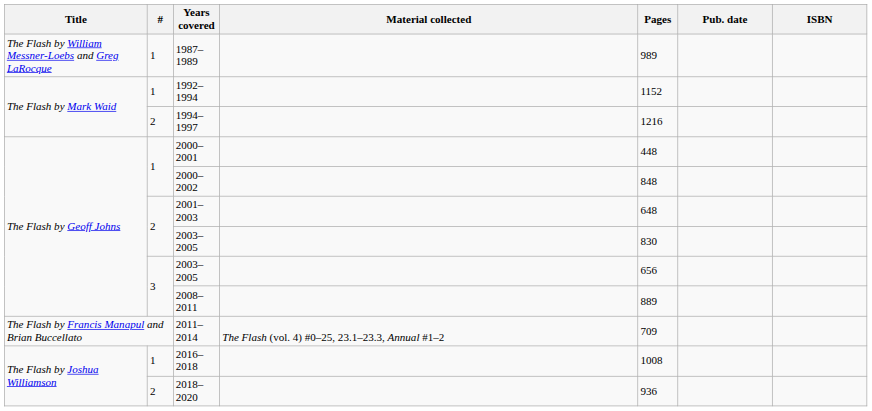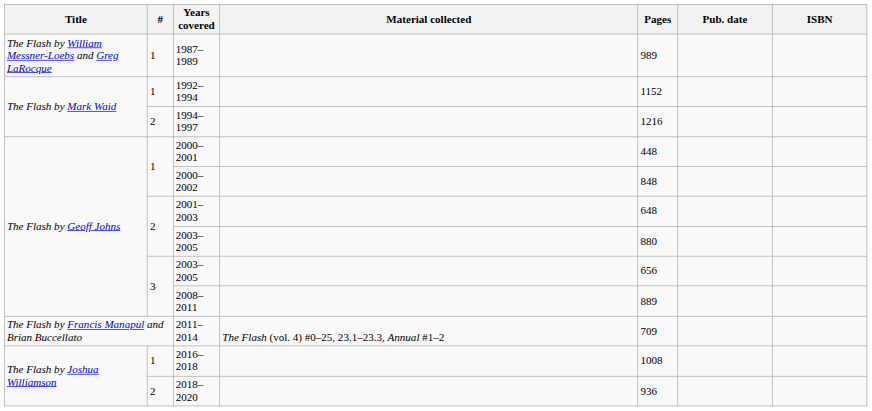(649, 241) 830 -> (649, 241) 880
